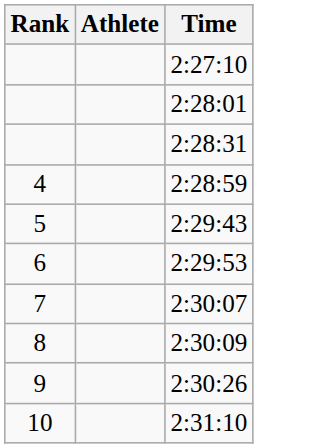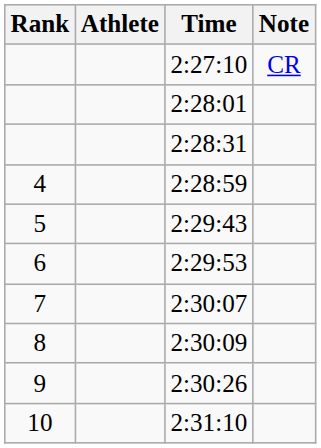+ column: (284, 24)
